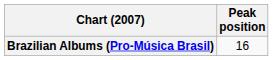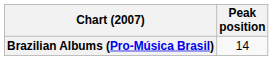(242, 45) 16 -> (242, 45) 14
